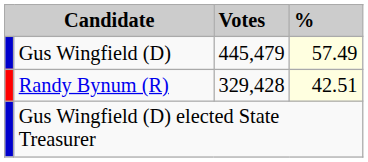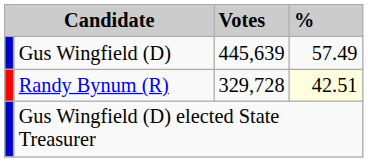(252, 52) 445,479 -> (252, 52) 445,639
(335, 52) lightyellow background -> (335, 52) no background
(252, 85) 329,428 -> (252, 85) 329,728
